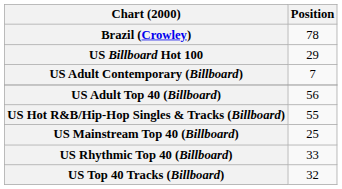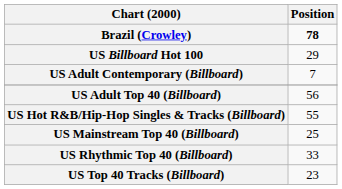(313, 34) normal -> (313, 34) bold
(313, 174) 32 -> (313, 174) 23
